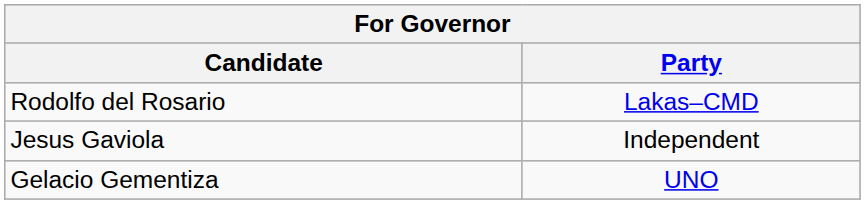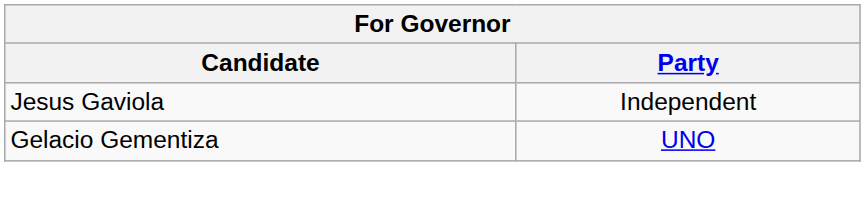- row: (118, 101)
